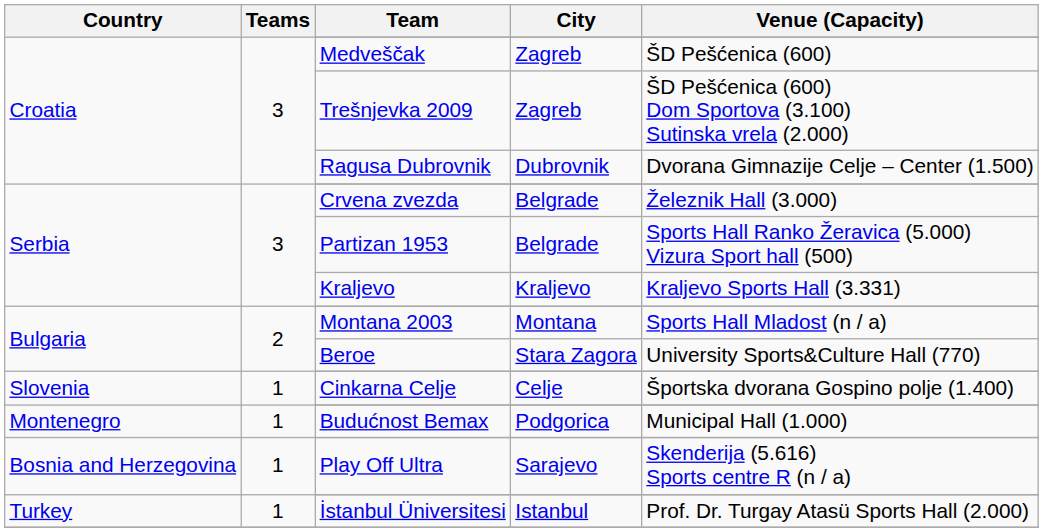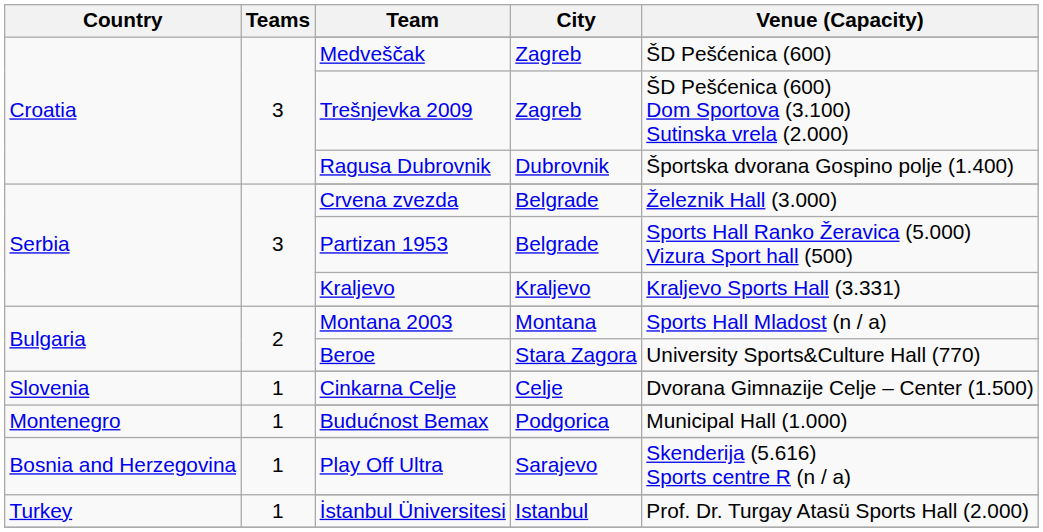(840, 166) Dvorana Gimnazije Celje – Center (1.500) -> (830, 166) Športska dvorana Gospino polje (1.400)
(830, 388) Športska dvorana Gospino polje (1.400) -> (840, 388) Dvorana Gimnazije Celje – Center (1.500)
